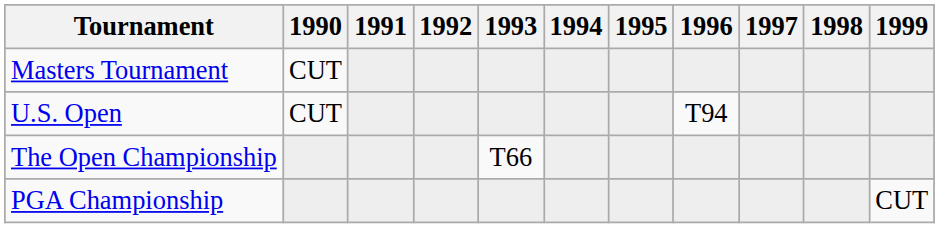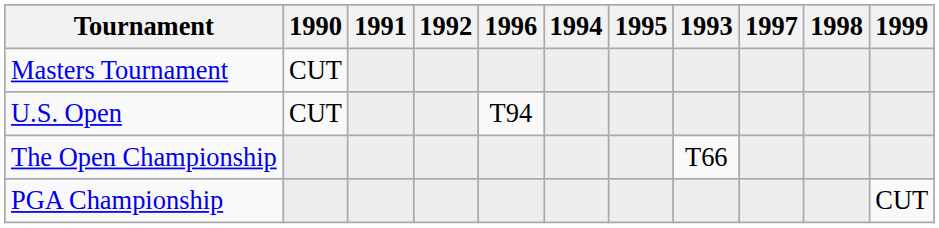columns swapped: (511, 26) <-> (706, 26)
